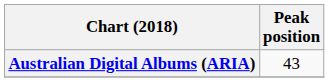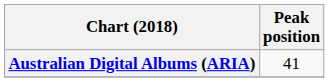(292, 63) 43 -> (292, 63) 41
